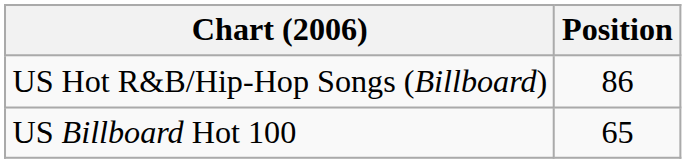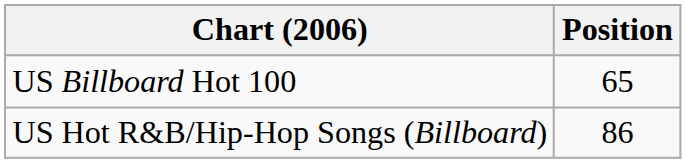rows swapped: (154, 132) <-> (280, 81)
